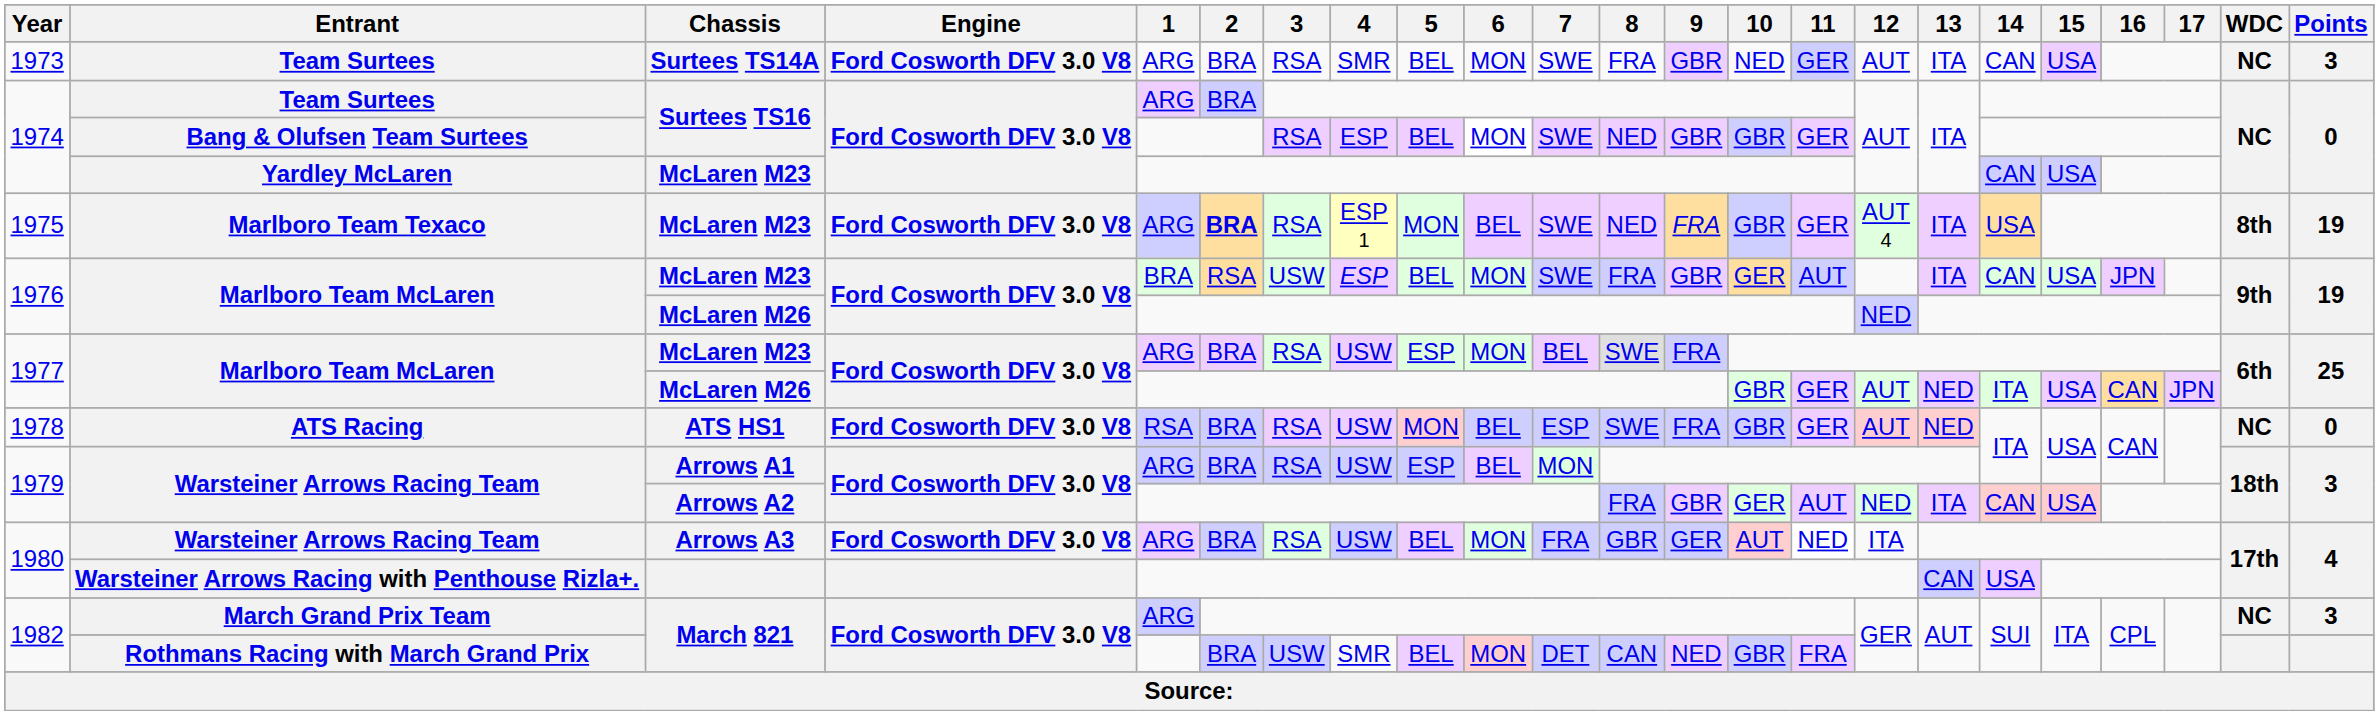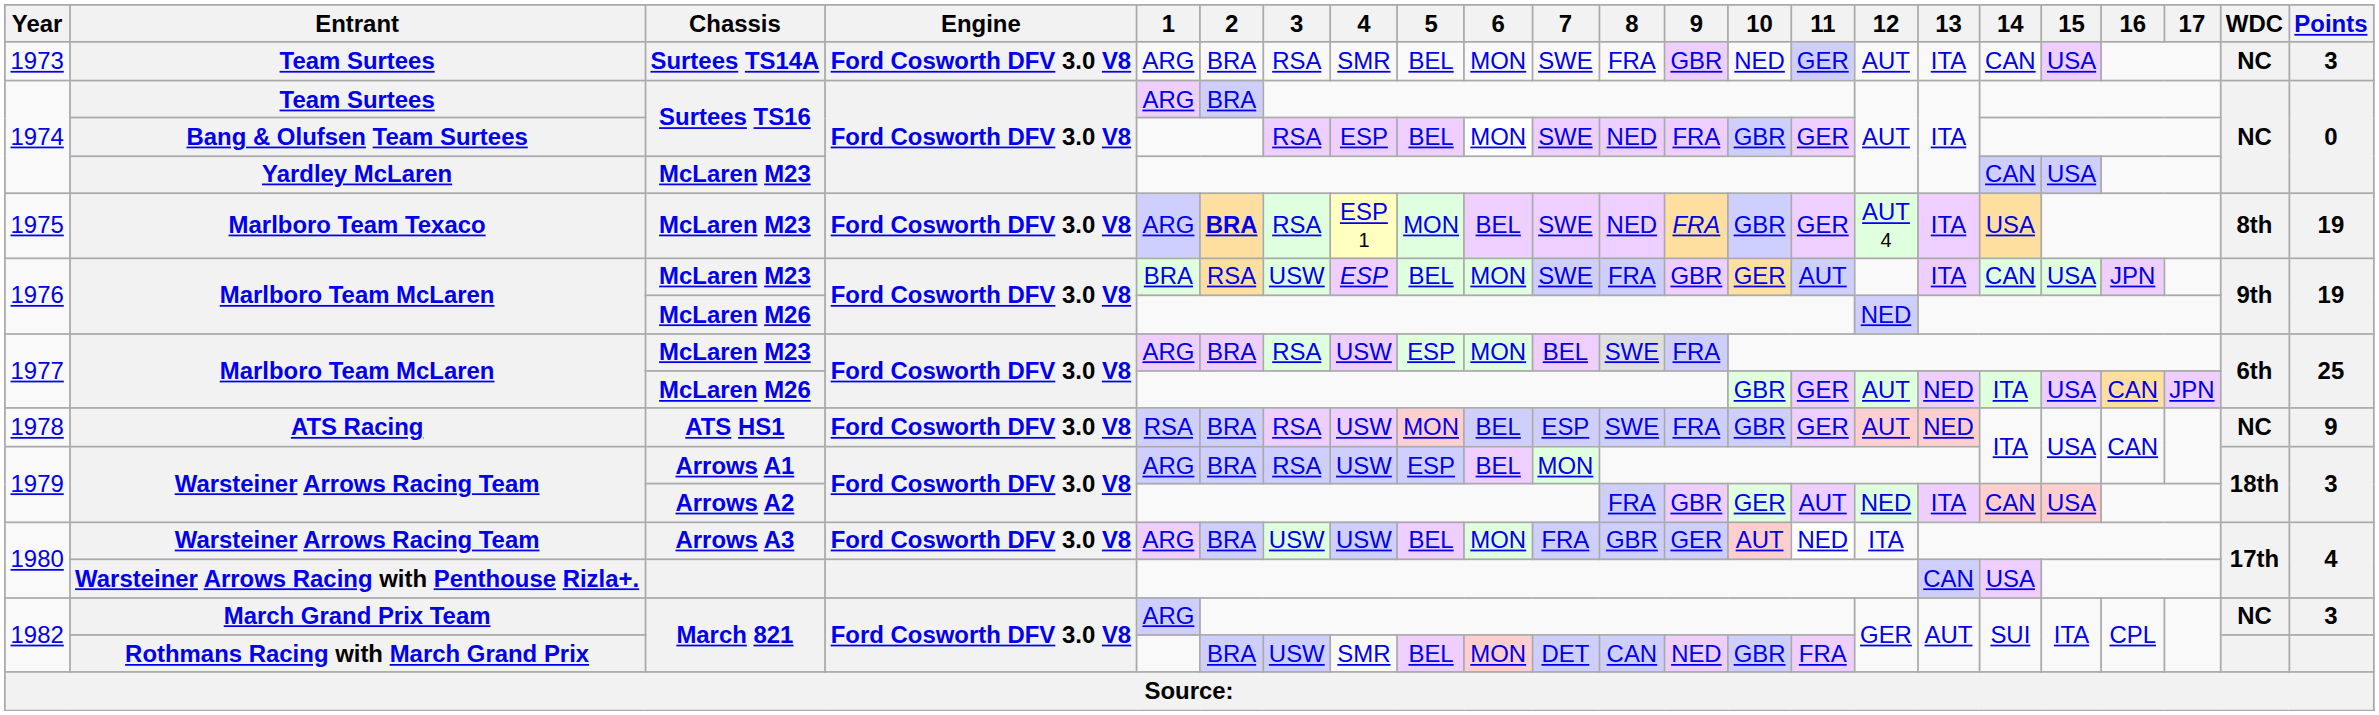(1696, 137) GBR -> (1696, 137) FRA
(2331, 427) 0 -> (2331, 427) 9
(1297, 540) RSA -> (1297, 540) USW
